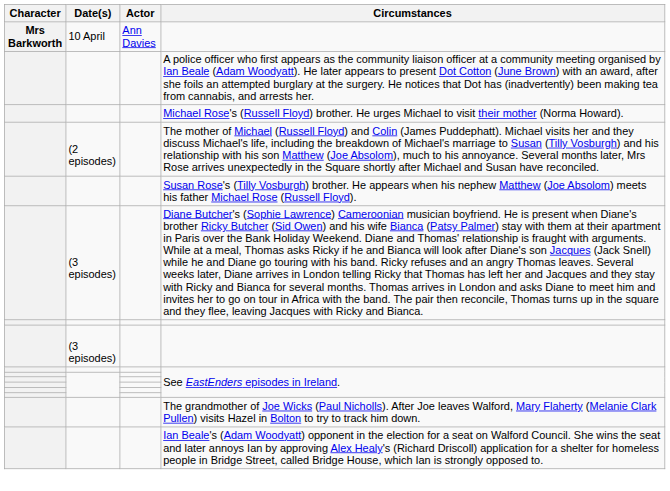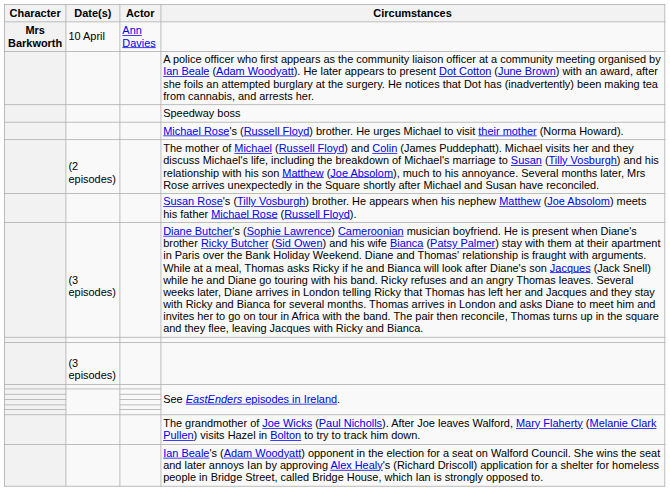+ row: (93, 114)
